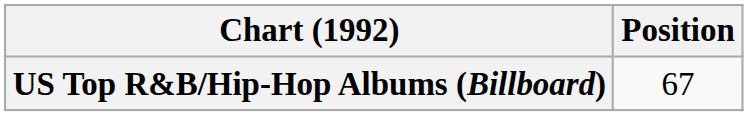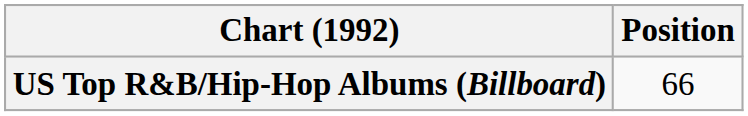(678, 82) 67 -> (678, 82) 66
